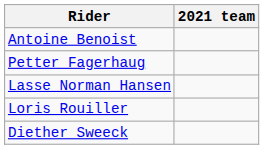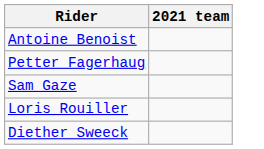+ row: (42, 86)
- row: (89, 86)
